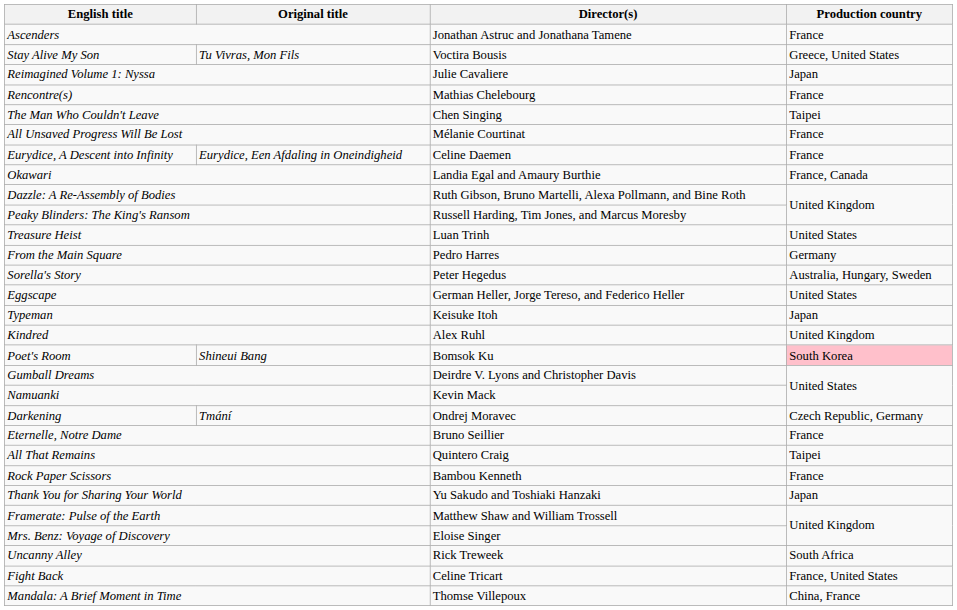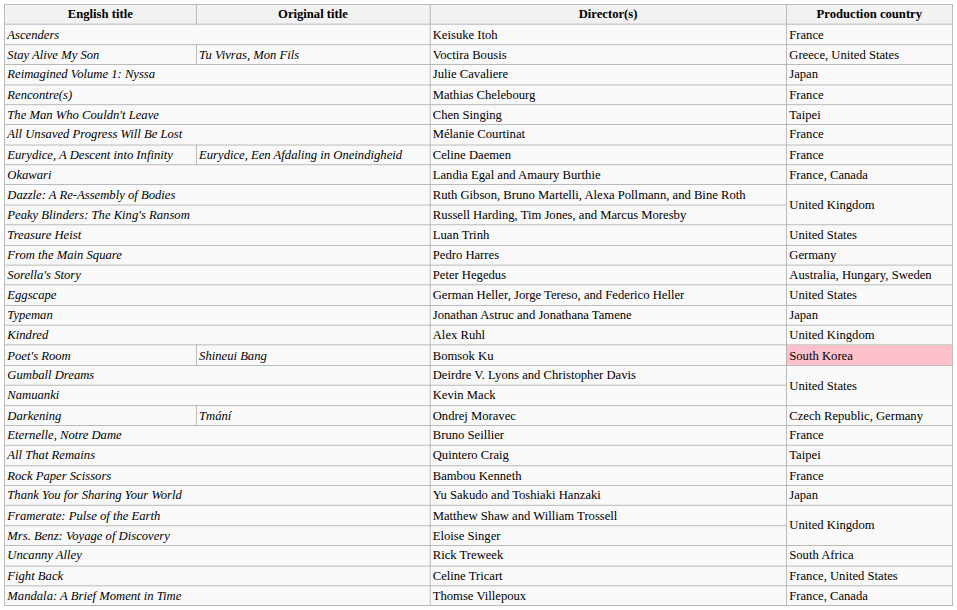(532, 34) Jonathan Astruc and Jonathana Tamene -> (465, 34) Keisuke Itoh
(465, 315) Keisuke Itoh -> (532, 315) Jonathan Astruc and Jonathana Tamene
(825, 595) China, France -> (829, 595) France, Canada
